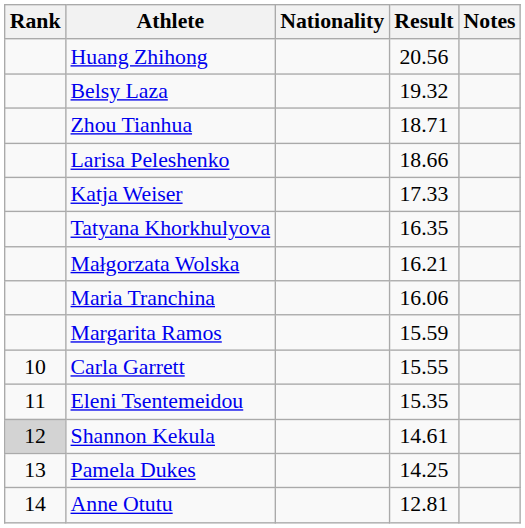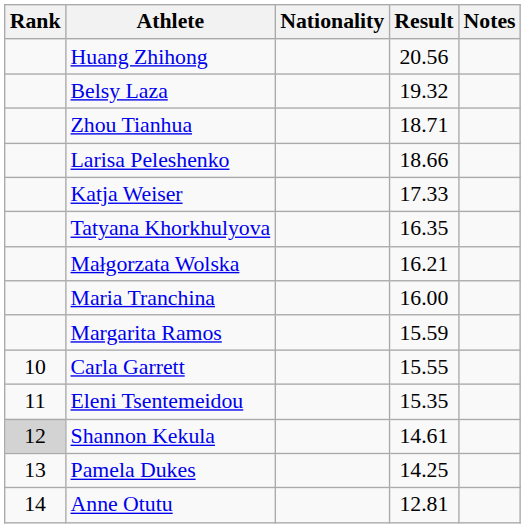(424, 297) 16.06 -> (424, 297) 16.00
